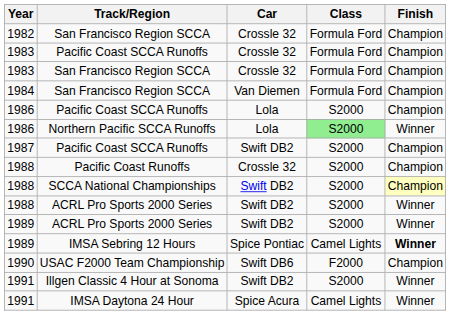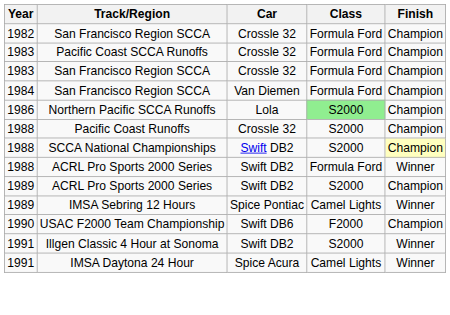- row: (21, 110)
(415, 129) Winner -> (415, 110) Champion
- row: (21, 148)
(346, 205) S2000 -> (346, 167) Formula Ford
(415, 225) Winner -> (415, 186) Champion
(415, 244) bold -> (415, 205) normal
